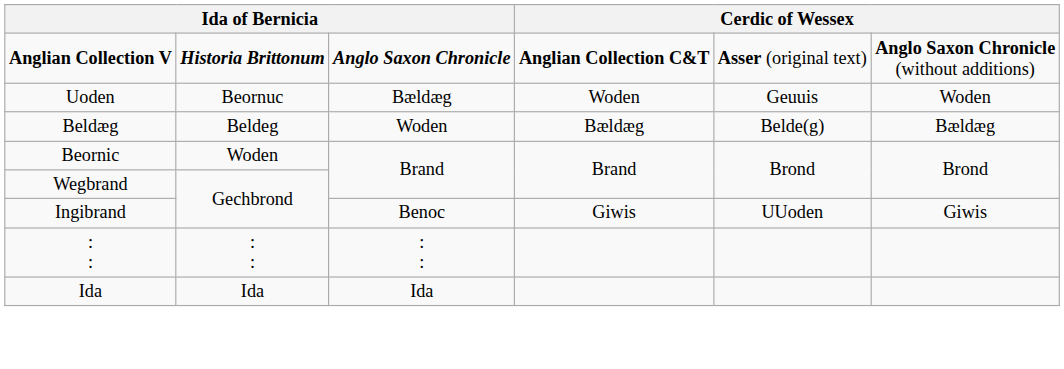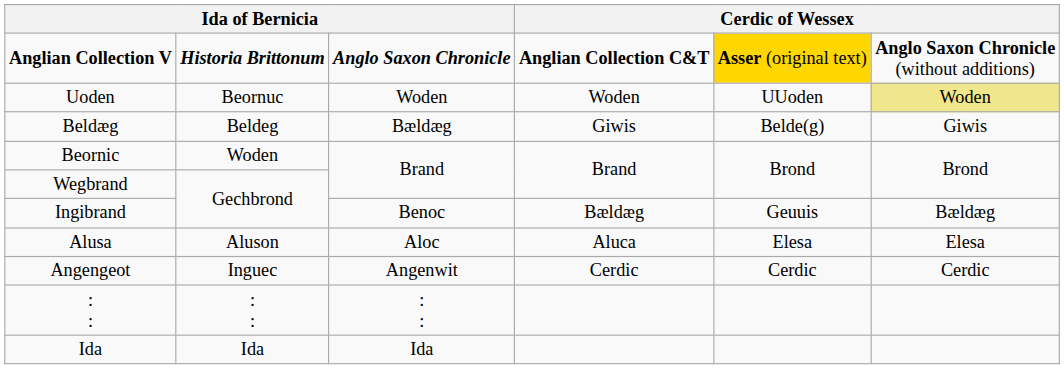(792, 58) no background -> (792, 58) gold background
(422, 97) Bældæg -> (422, 97) Woden
(792, 97) Geuuis -> (792, 97) UUoden
(965, 97) no background -> (965, 97) khaki background
(422, 126) Woden -> (422, 126) Bældæg
(614, 126) Bældæg -> (614, 126) Giwis
(965, 126) Bældæg -> (965, 126) Giwis
(614, 213) Giwis -> (614, 213) Bældæg
(792, 213) UUoden -> (792, 213) Geuuis
(965, 213) Giwis -> (965, 213) Bældæg
+ row: (90, 241)
+ row: (90, 270)
